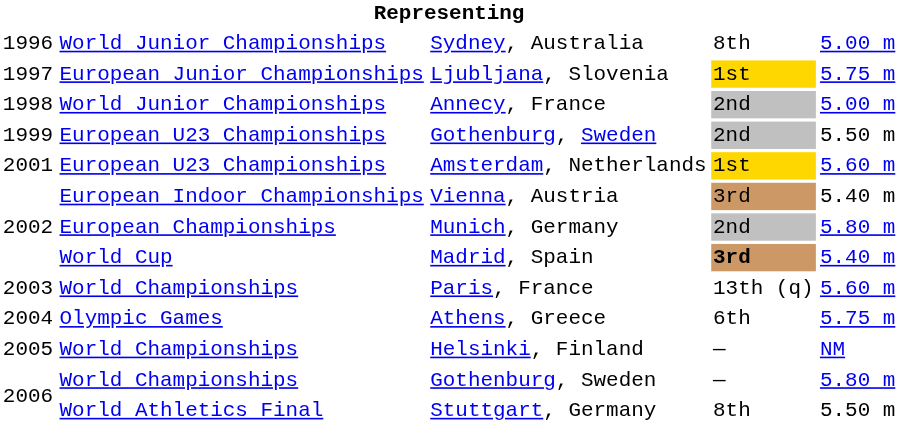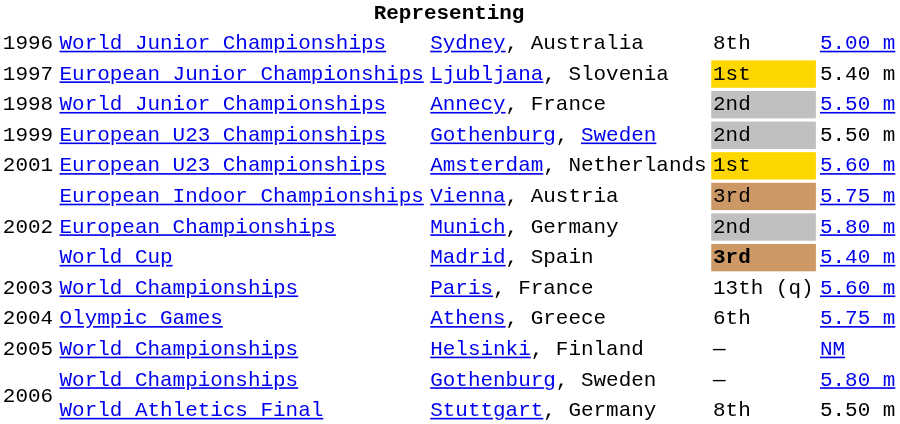(858, 74) 5.75 m -> (858, 74) 5.40 m
(858, 105) 5.00 m -> (858, 105) 5.50 m
(858, 196) 5.40 m -> (858, 196) 5.75 m
